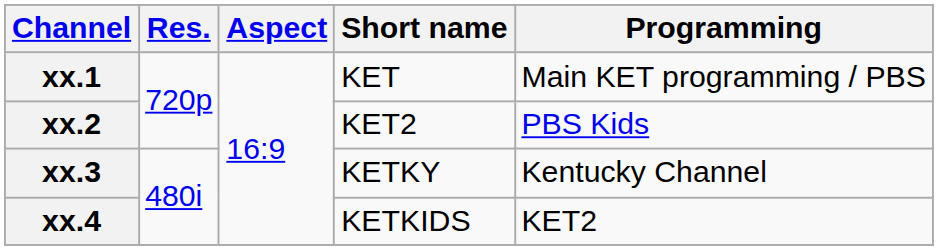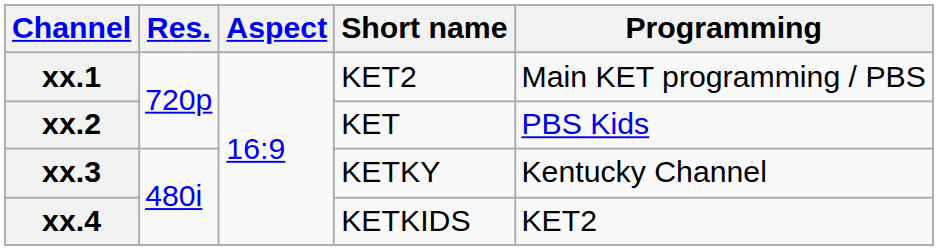(371, 76) KET -> (379, 76) KET2
(379, 124) KET2 -> (371, 124) KET
